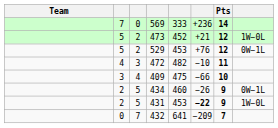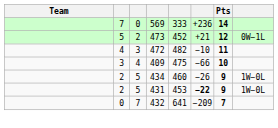(253, 37) 1W−0L -> (253, 37) 0W−1L
- row: (157, 50)
(253, 90) 0W−1L -> (253, 77) 1W−0L
